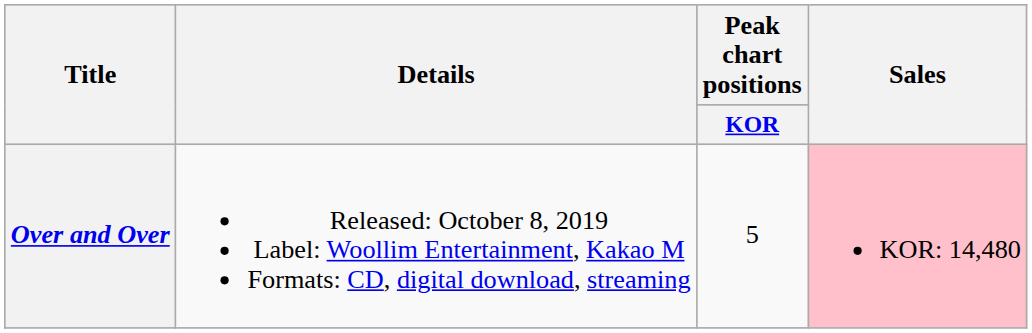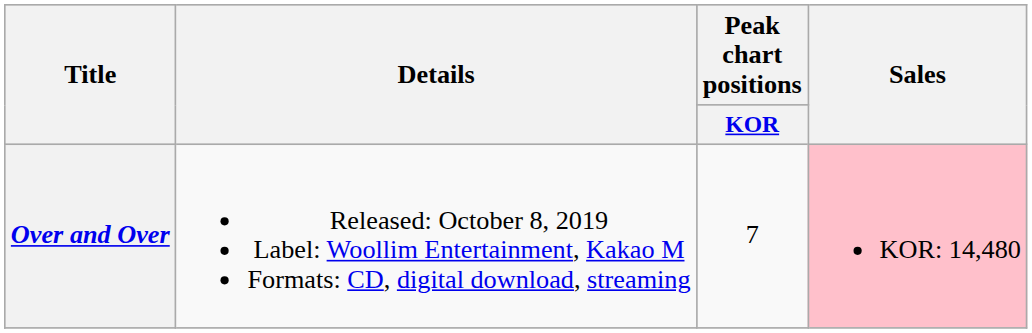(752, 235) 5 -> (752, 235) 7
